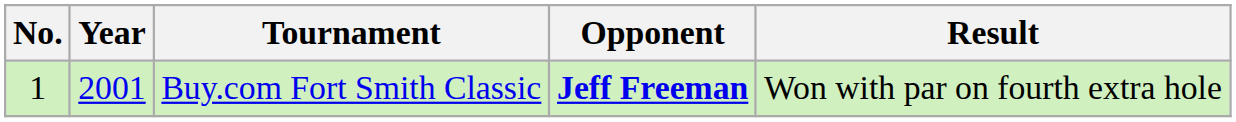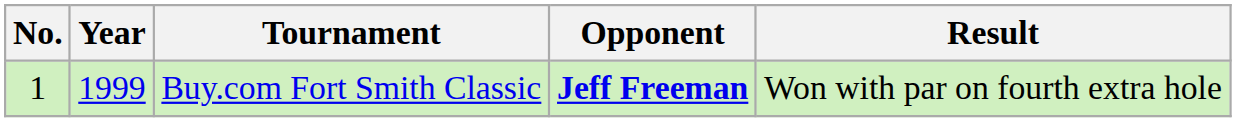(112, 88) 2001 -> (112, 88) 1999
